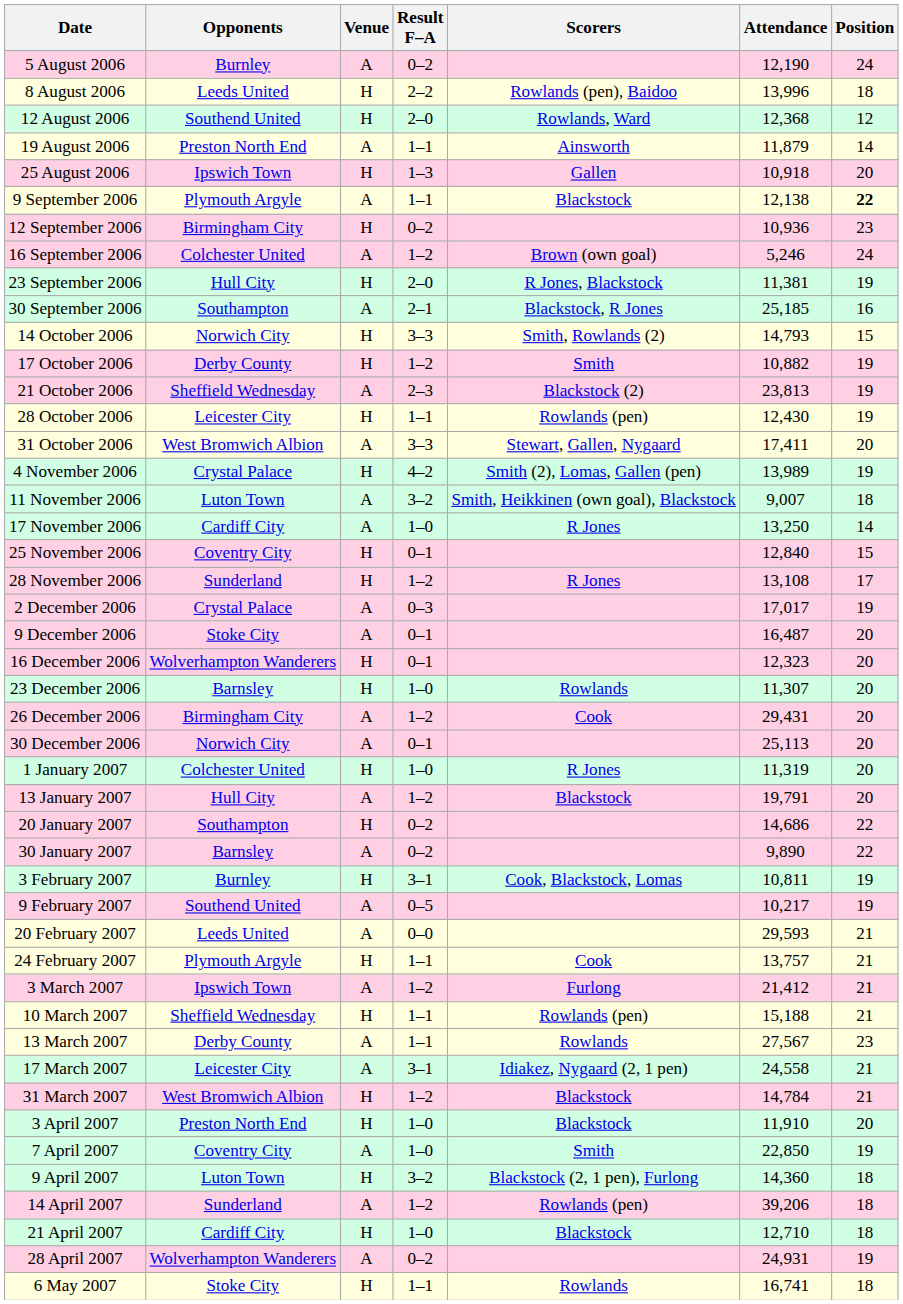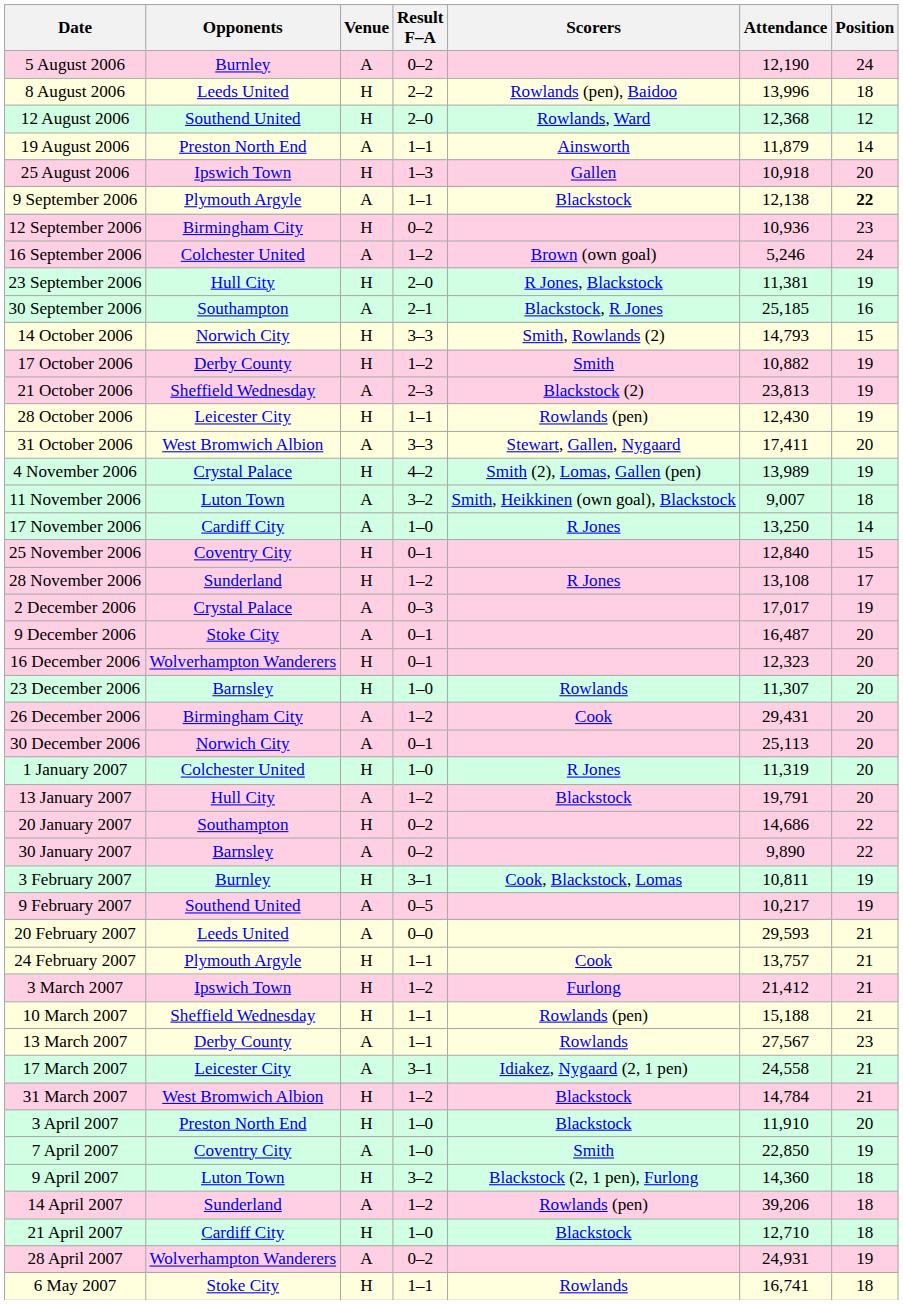(367, 987) A -> (367, 987) H
